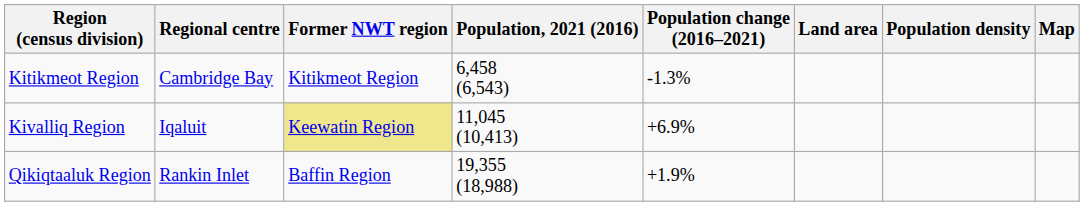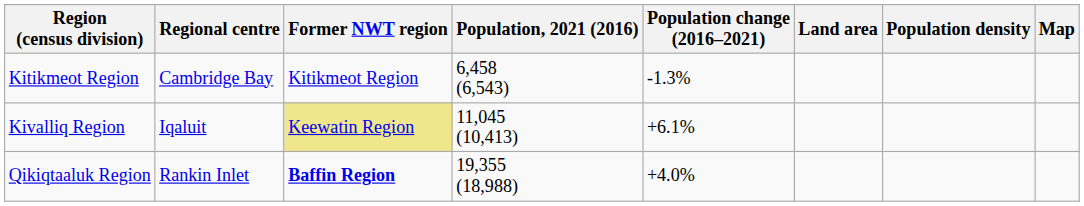(671, 127) +6.9% -> (671, 127) +6.1%
(340, 176) normal -> (342, 176) bold
(671, 176) +1.9% -> (671, 176) +4.0%
